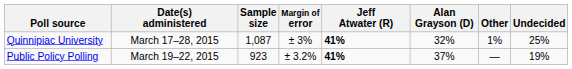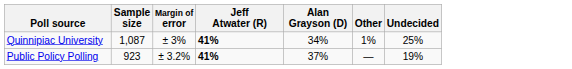- column: (175, 18)
(444, 40) 32% -> (318, 40) 34%
